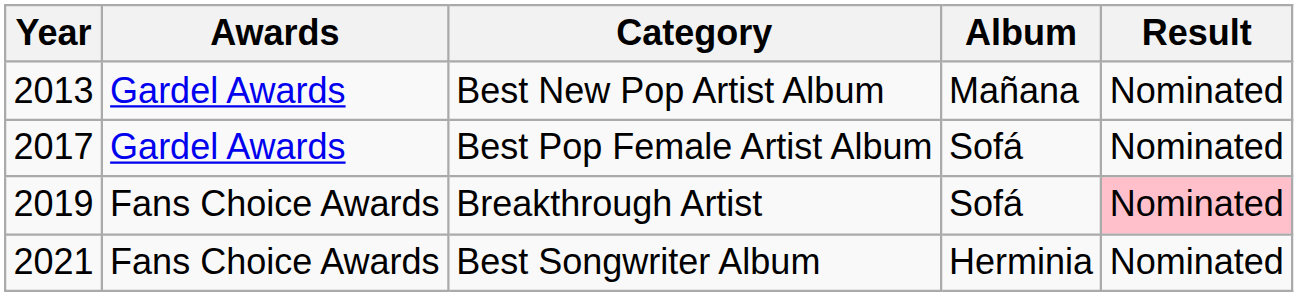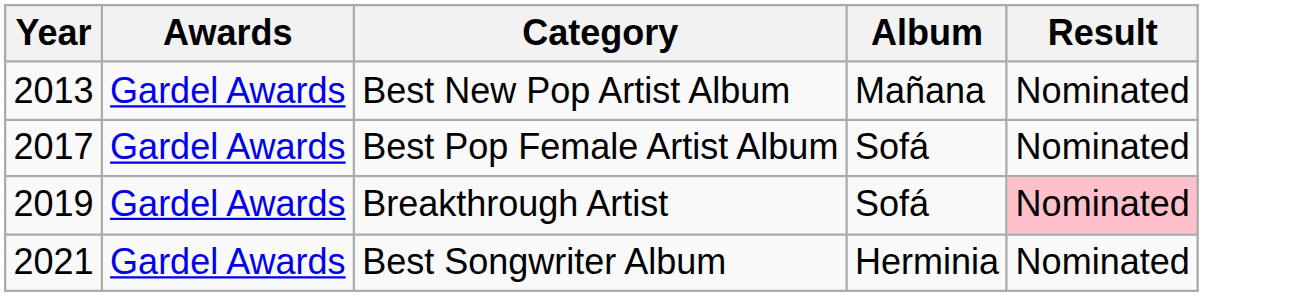(275, 204) Fans Choice Awards -> (228, 204) Gardel Awards
(275, 261) Fans Choice Awards -> (228, 261) Gardel Awards
